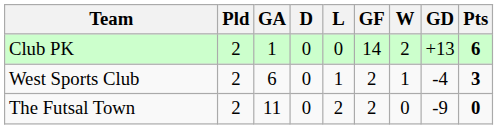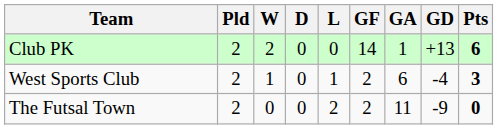columns swapped: (405, 19) <-> (272, 19)
